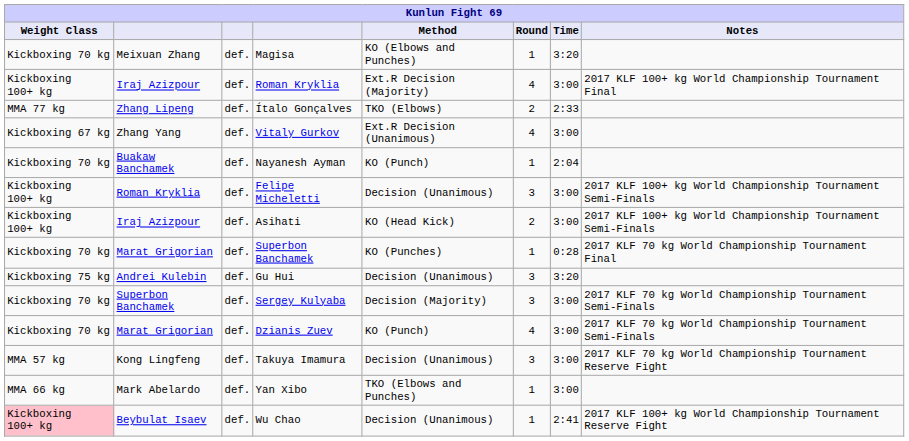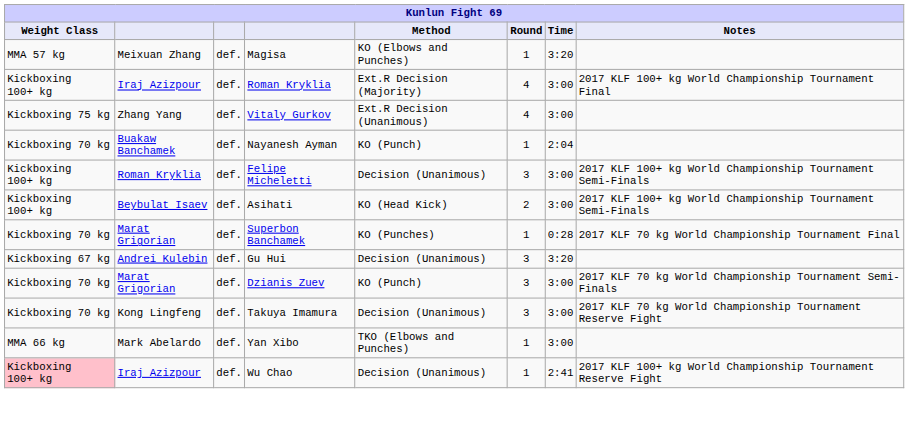(59, 55) Kickboxing 70 kg -> (36, 55) MMA 57 kg
- row: (304, 109)
(59, 133) Kickboxing 67 kg -> (59, 115) Kickboxing 75 kg
(158, 223) Iraj Azizpour -> (162, 205) Beybulat Isaev
(59, 277) Kickboxing 75 kg -> (59, 259) Kickboxing 67 kg
- row: (301, 301)
(532, 331) 4 -> (526, 283) 3
(36, 361) MMA 57 kg -> (59, 313) Kickboxing 70 kg
(162, 421) Beybulat Isaev -> (159, 373) Iraj Azizpour
